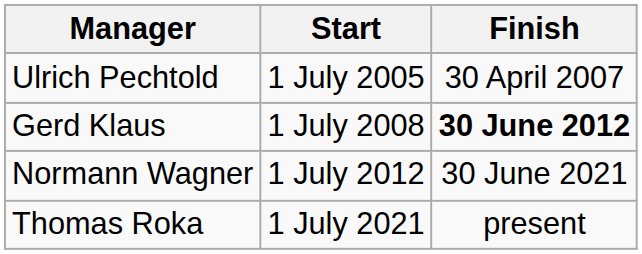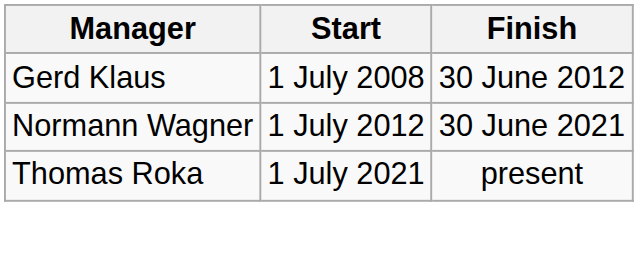- row: (115, 77)
(534, 126) bold -> (532, 77) normal
